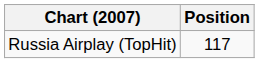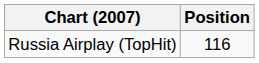(217, 44) 117 -> (217, 44) 116
